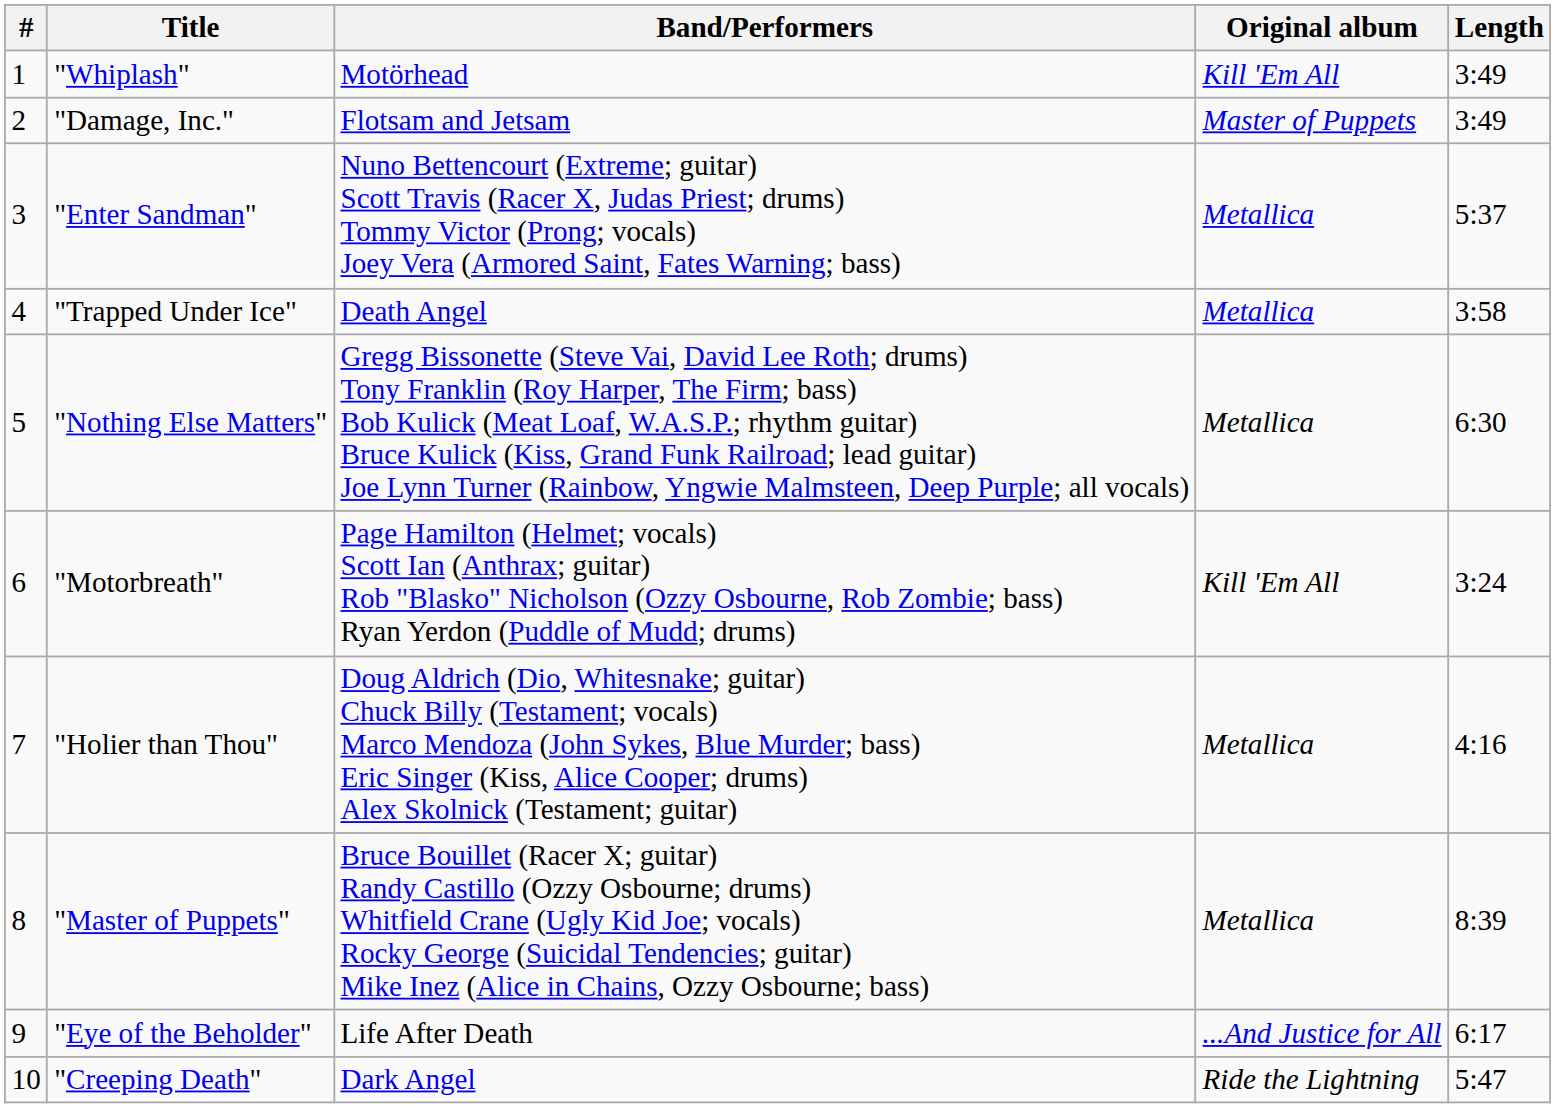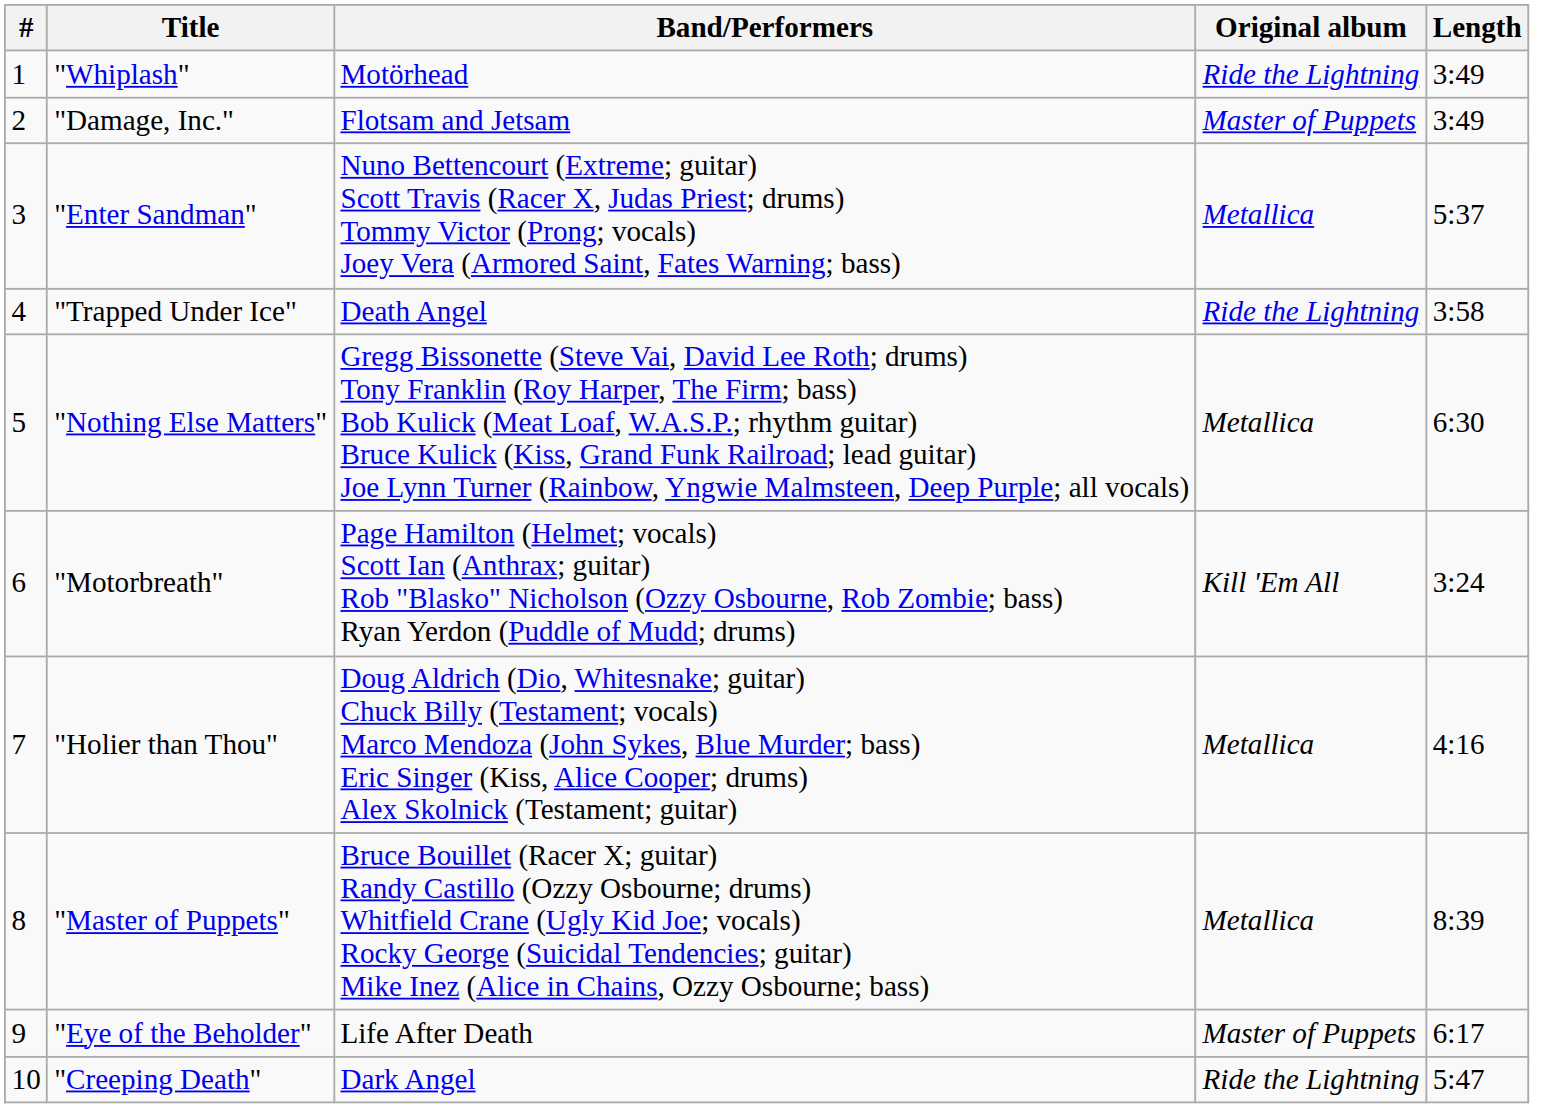(1271, 73) Kill 'Em All -> (1311, 73) Ride the Lightning
(1258, 310) Metallica -> (1311, 310) Ride the Lightning
(1322, 1032) ...And Justice for All -> (1309, 1032) Master of Puppets
